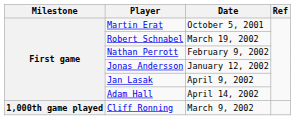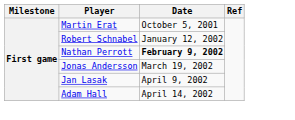(223, 39) March 19, 2002 -> (182, 39) January 12, 2002
(228, 53) normal -> (182, 53) bold
(228, 66) January 12, 2002 -> (177, 66) March 19, 2002
- row: (140, 108)
